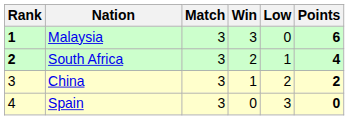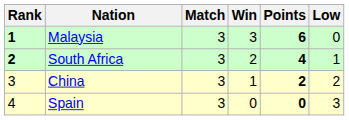columns swapped: (277, 15) <-> (319, 15)
